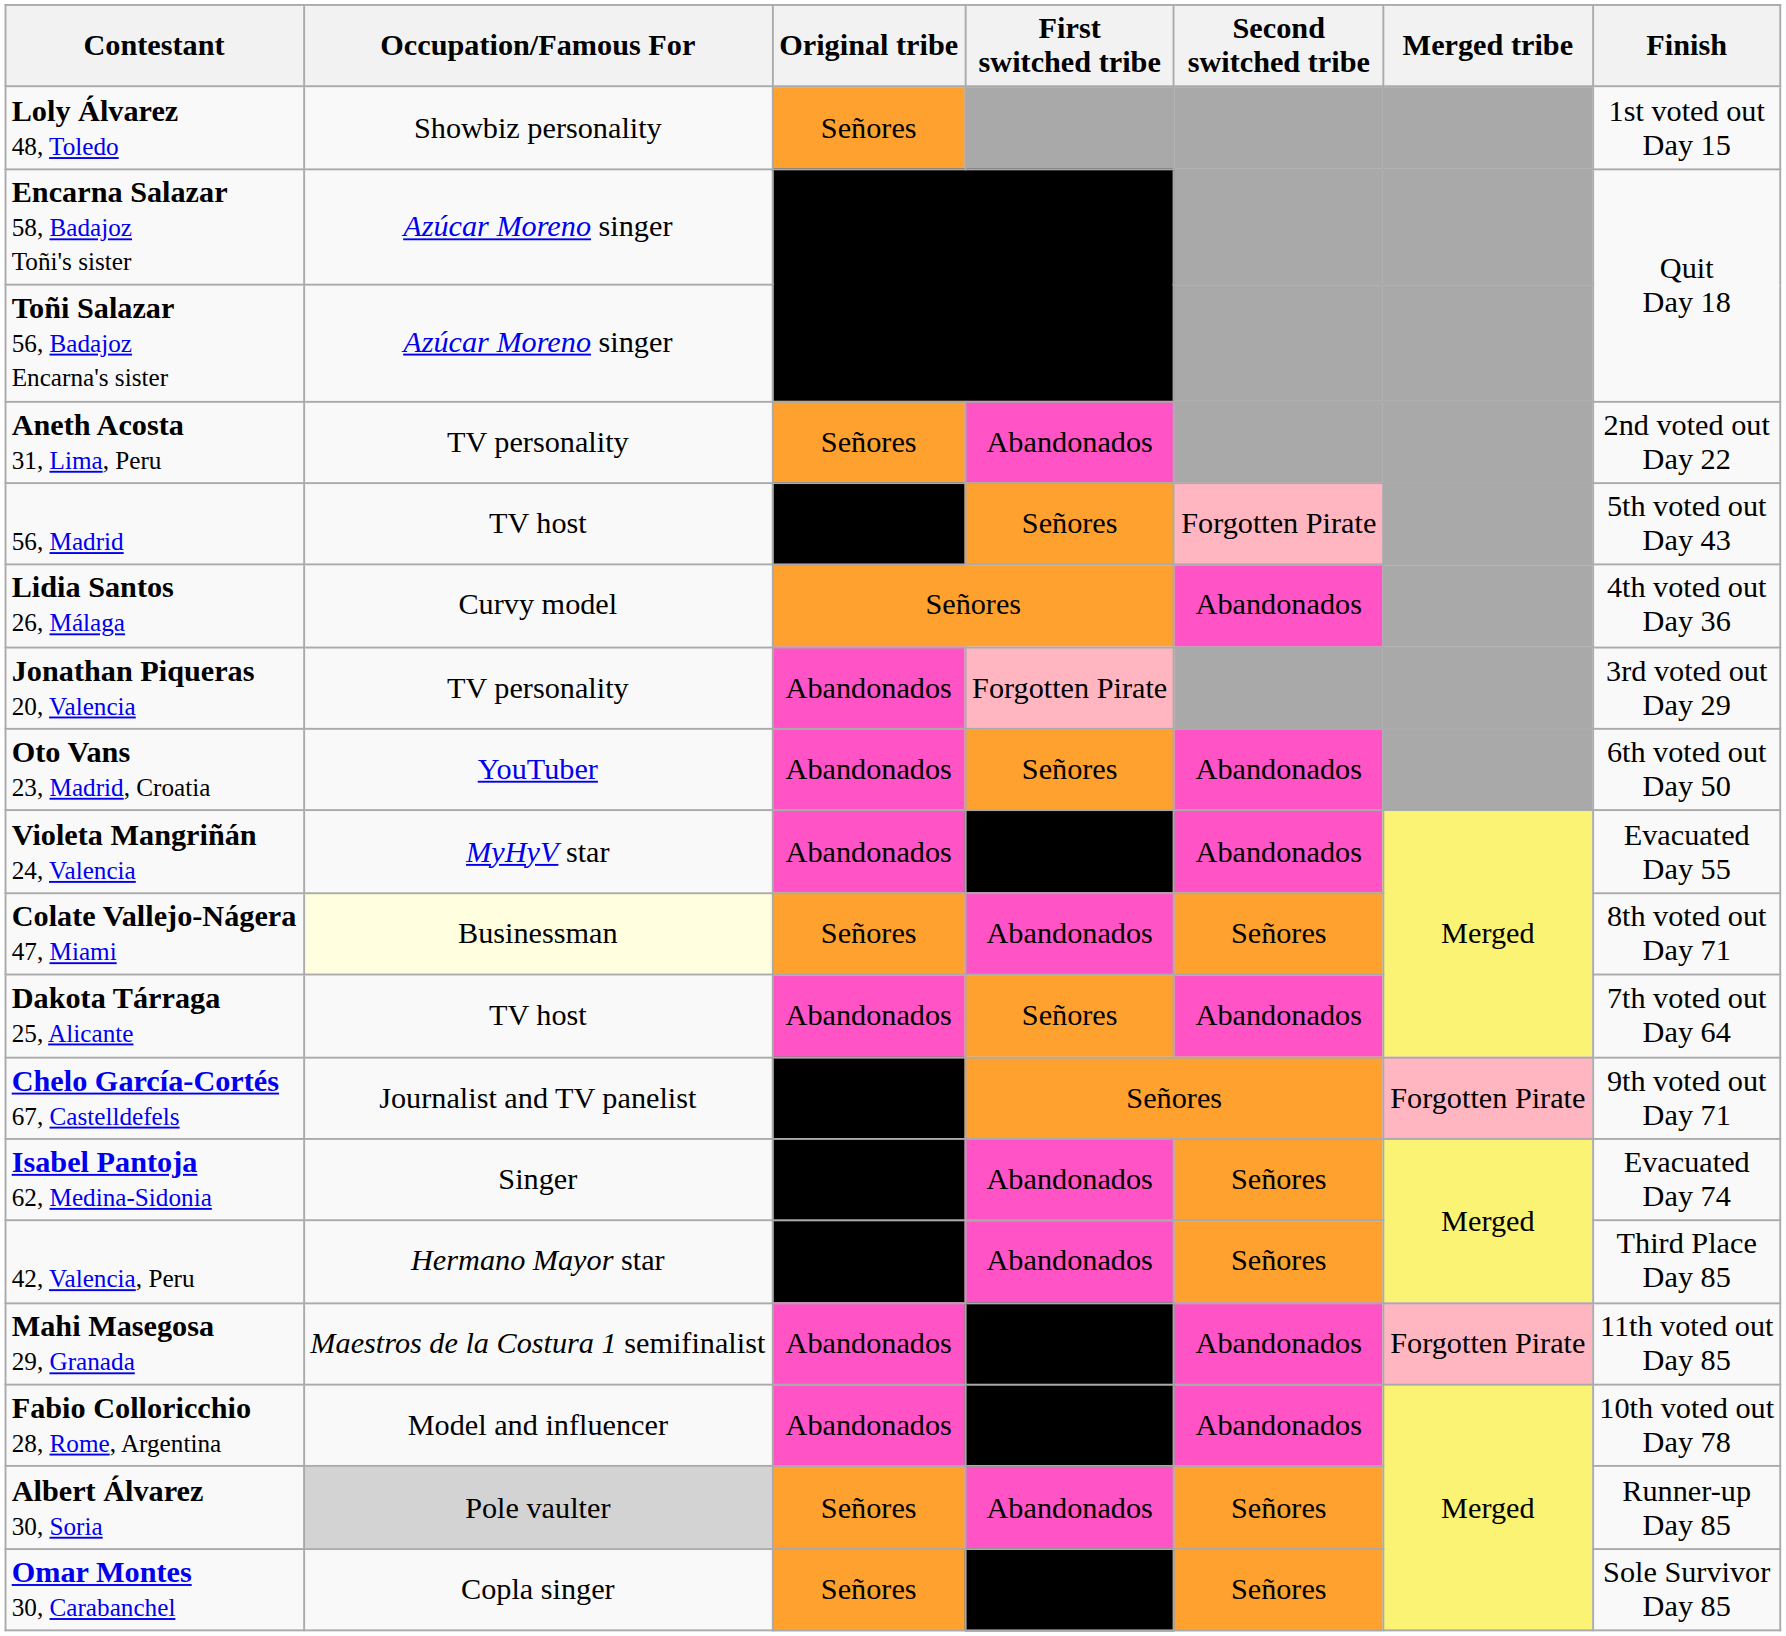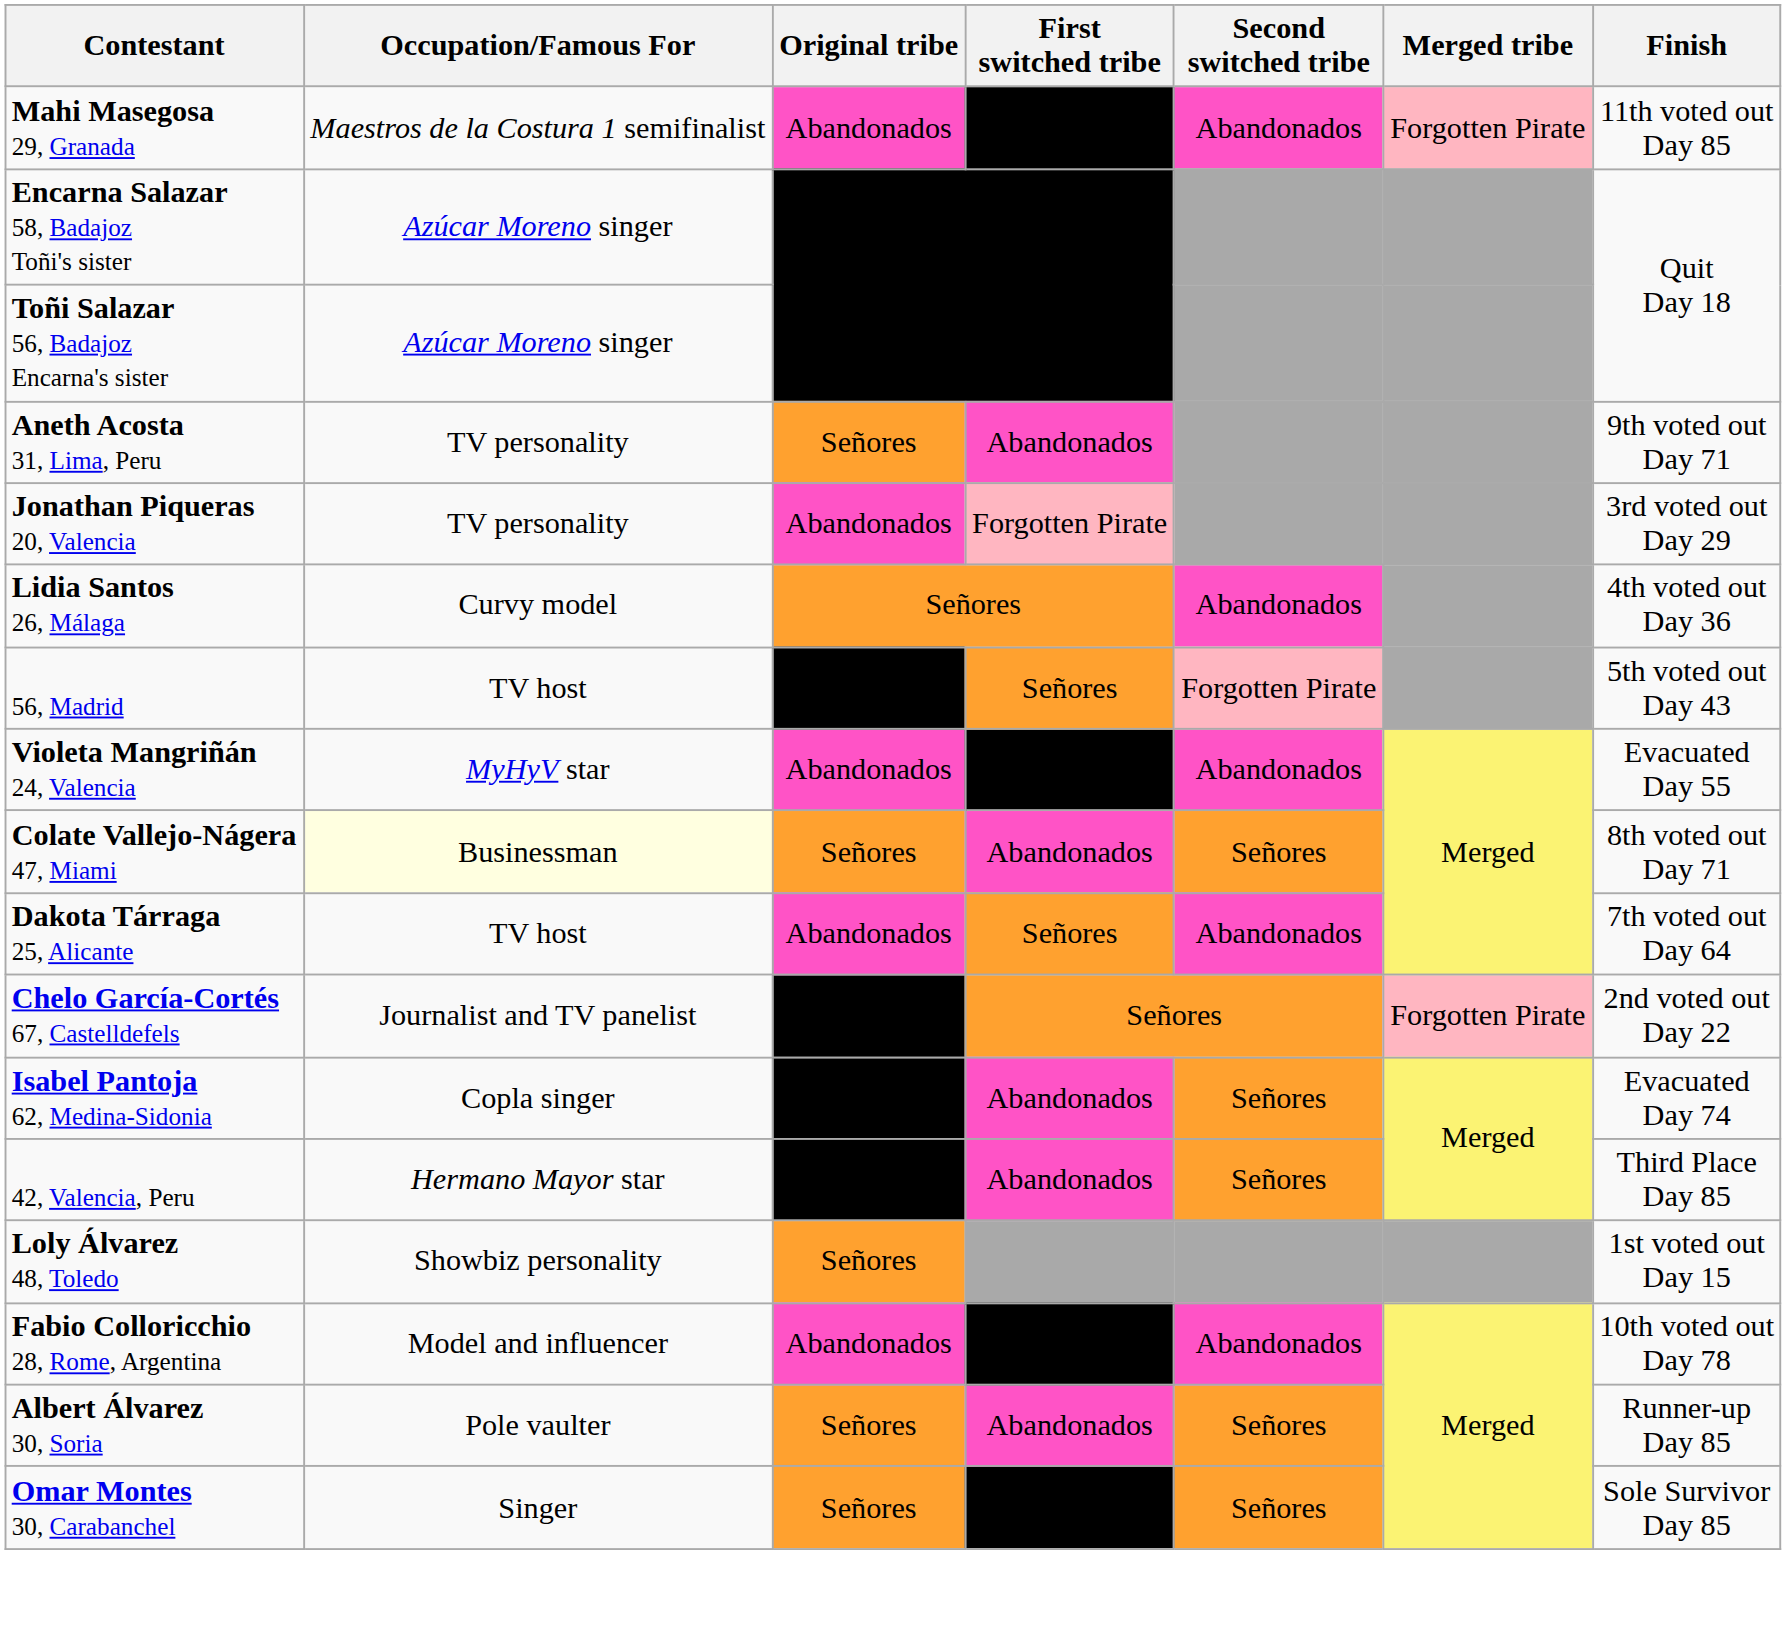rows swapped: (95, 127) <-> (113, 1343)
(1687, 441) 2nd voted out Day 22 -> (1687, 441) 9th voted out Day 71
rows swapped: (133, 687) <-> (68, 542)
- row: (111, 769)
(869, 1097) bold -> (869, 1015) normal
(1687, 1097) 9th voted out Day 71 -> (1687, 1015) 2nd voted out Day 22
(538, 1179) Singer -> (538, 1097) Copla singer
(538, 1507) lightgrey background -> (538, 1425) no background
(538, 1589) Copla singer -> (538, 1507) Singer
